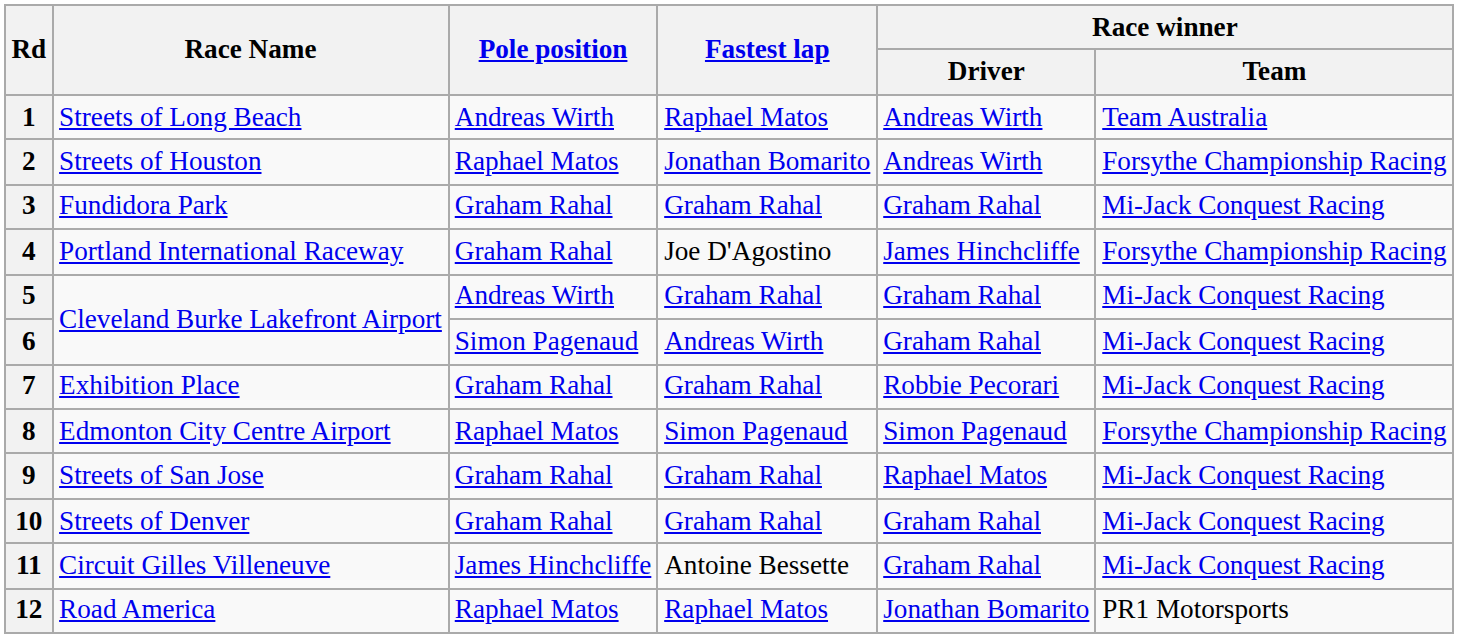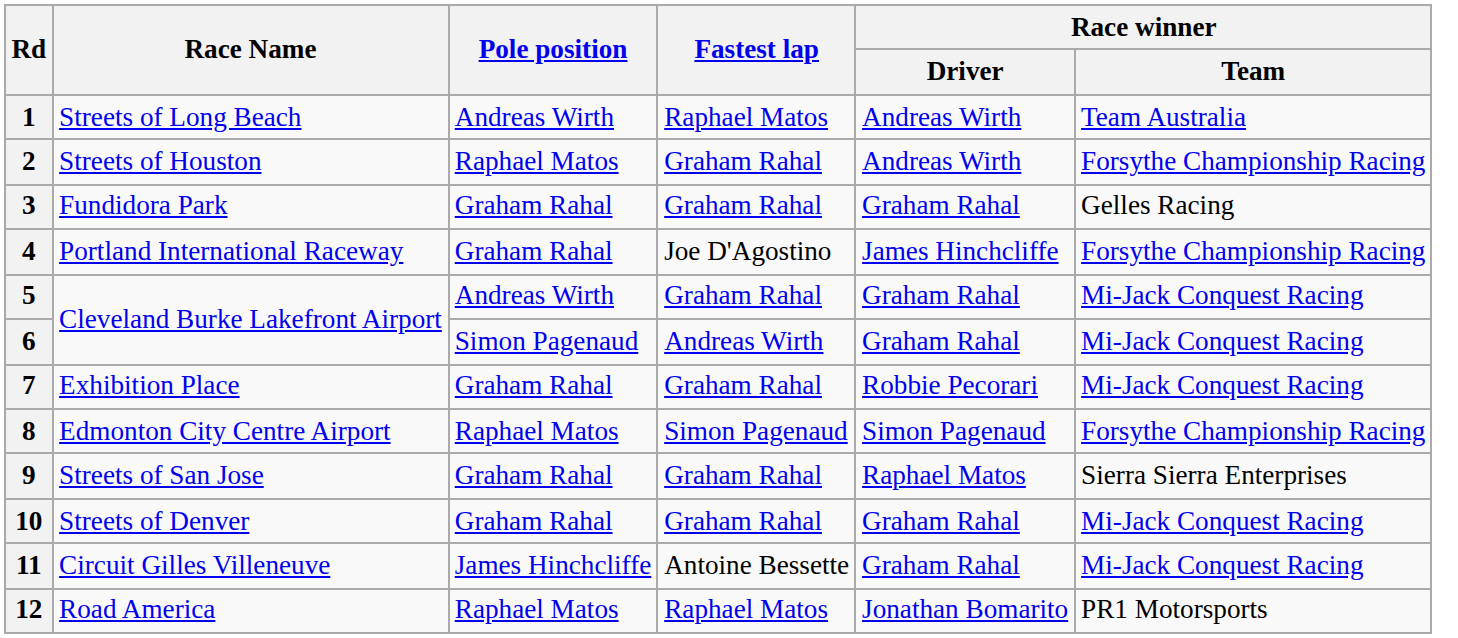(767, 161) Jonathan Bomarito -> (743, 161) Graham Rahal
(1243, 206) Mi-Jack Conquest Racing -> (1158, 206) Gelles Racing
(1243, 475) Mi-Jack Conquest Racing -> (1214, 475) Sierra Sierra Enterprises
